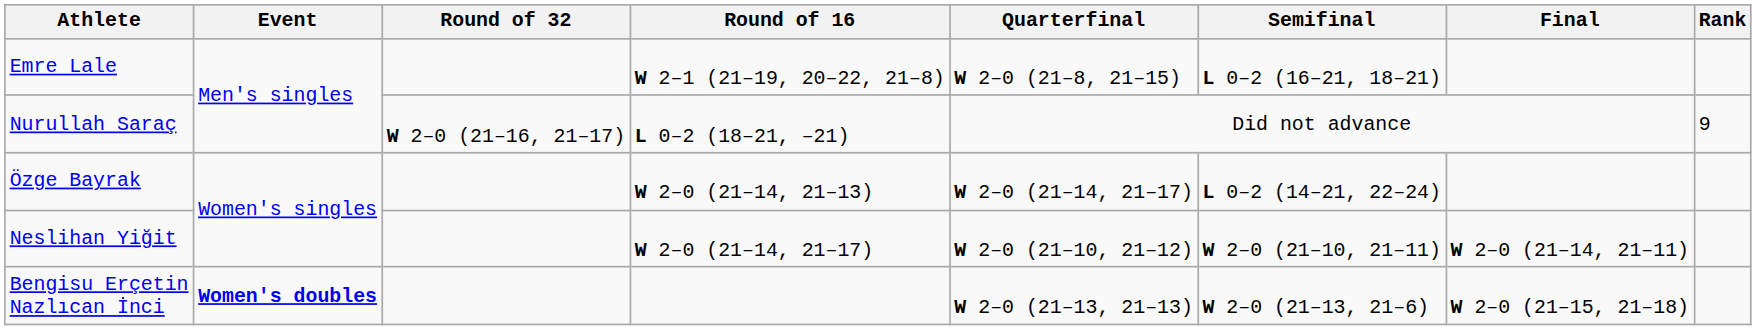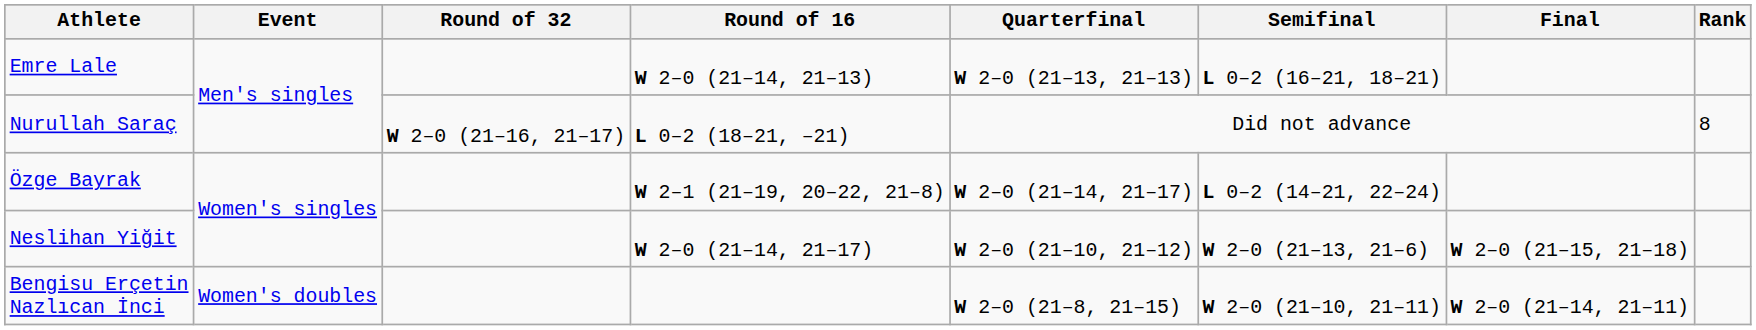(790, 78) W 2–1 (21–19, 20–22, 21–8) -> (754, 78) W 2–0 (21–14, 21–13)
(1068, 78) W 2–0 (21–8, 21–15) -> (1074, 78) W 2–0 (21–13, 21–13)
(1705, 124) 9 -> (1705, 124) 8
(754, 193) W 2–0 (21–14, 21–13) -> (790, 193) W 2–1 (21–19, 20–22, 21–8)
(1322, 250) W 2–0 (21–10, 21–11) -> (1316, 250) W 2–0 (21–13, 21–6)
(1570, 250) W 2–0 (21–14, 21–11) -> (1570, 250) W 2–0 (21–15, 21–18)
(288, 295) bold -> (288, 295) normal
(1074, 307) W 2–0 (21–13, 21–13) -> (1068, 307) W 2–0 (21–8, 21–15)
(1316, 307) W 2–0 (21–13, 21–6) -> (1322, 307) W 2–0 (21–10, 21–11)
(1570, 307) W 2–0 (21–15, 21–18) -> (1570, 307) W 2–0 (21–14, 21–11)
